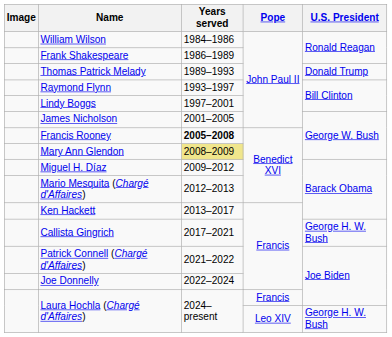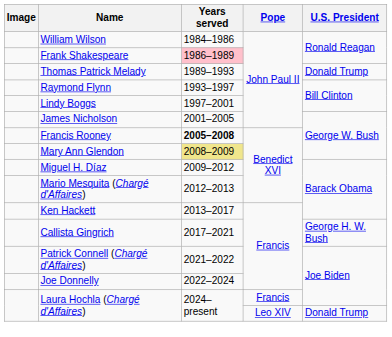(209, 55) no background -> (209, 55) pink background
(335, 319) George H. W. Bush -> (337, 313) Donald Trump
